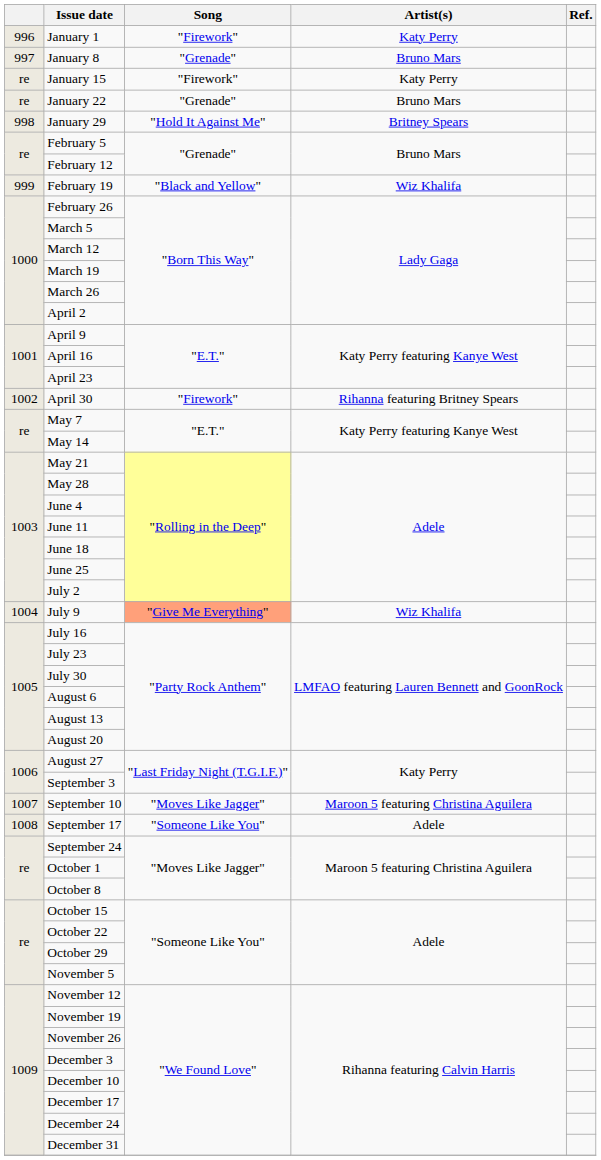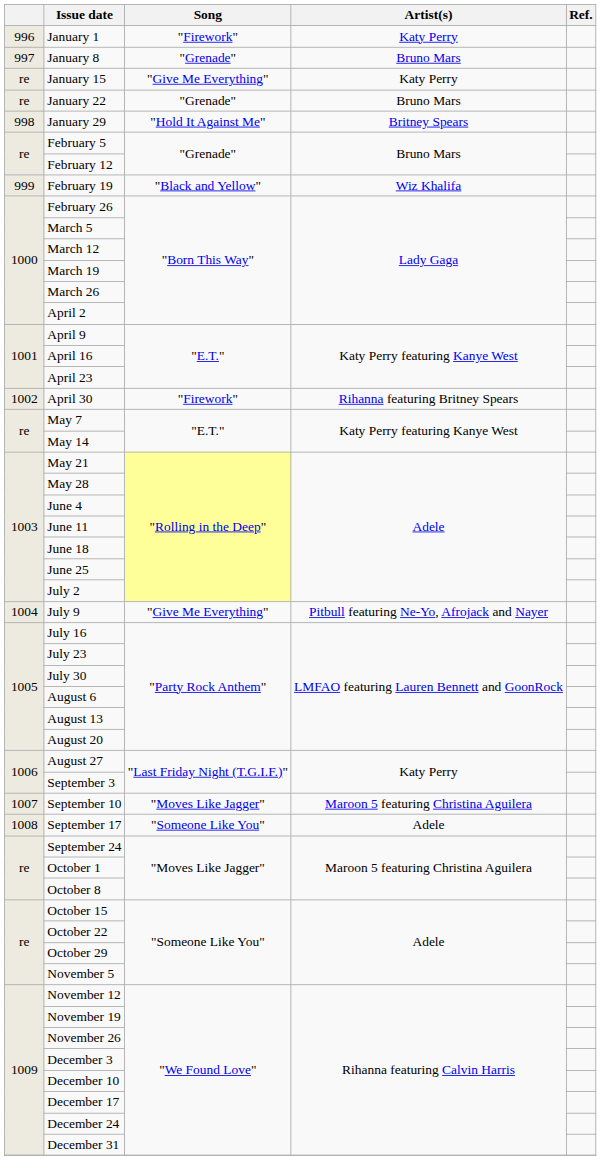(208, 79) "Firework" -> (208, 79) "Give Me Everything"
(208, 611) lightsalmon background -> (208, 611) no background
(428, 611) Wiz Khalifa -> (429, 611) Pitbull featuring Ne-Yo, Afrojack and Nayer
